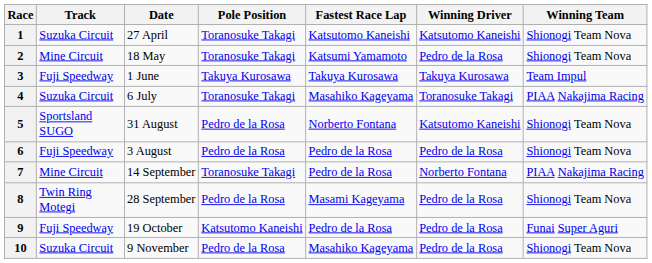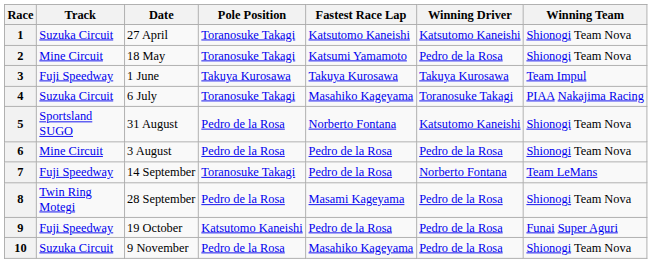(76, 151) Fuji Speedway -> (71, 151) Mine Circuit
(71, 171) Mine Circuit -> (76, 171) Fuji Speedway
(585, 171) PIAA Nakajima Racing -> (562, 171) Team LeMans
